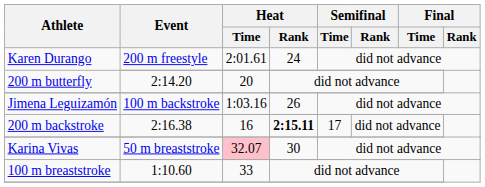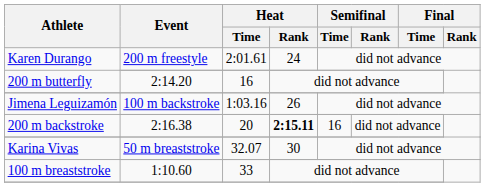(246, 81) 20 -> (246, 81) 16
(246, 126) 16 -> (246, 126) 20
(334, 126) 17 -> (334, 126) 16
(246, 148) pink background -> (246, 148) no background
